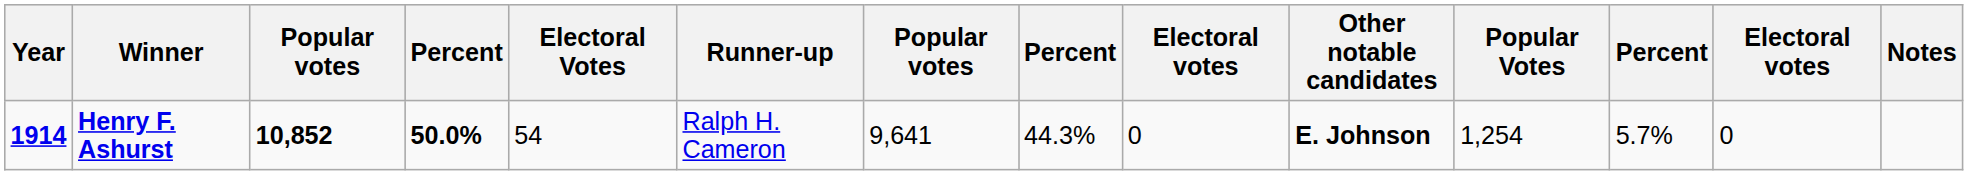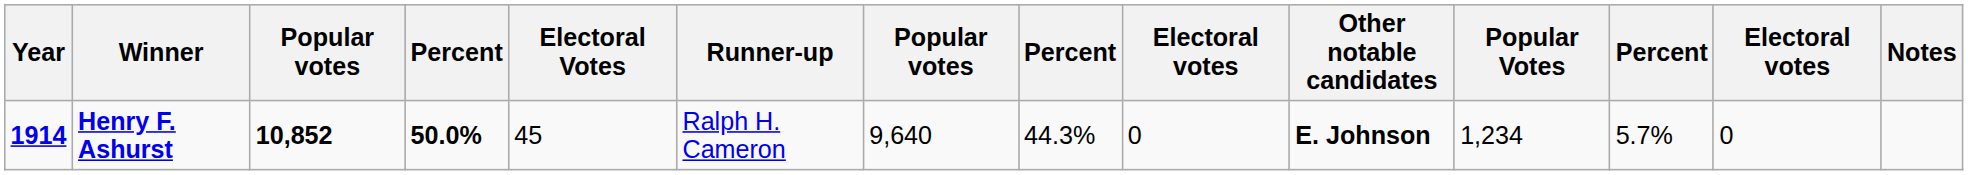(528, 134) 54 -> (528, 134) 45
(901, 134) 9,641 -> (901, 134) 9,640
(1492, 134) 1,254 -> (1492, 134) 1,234
